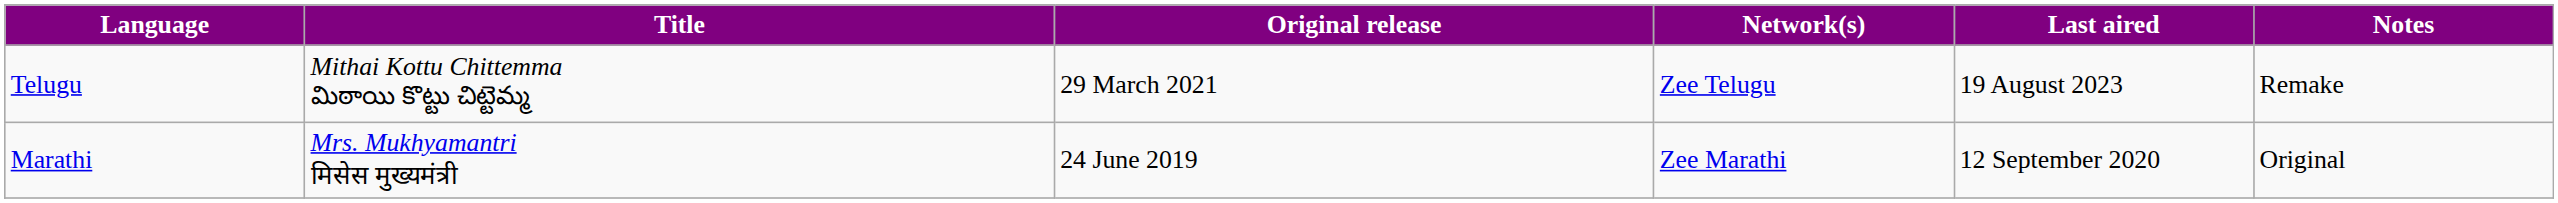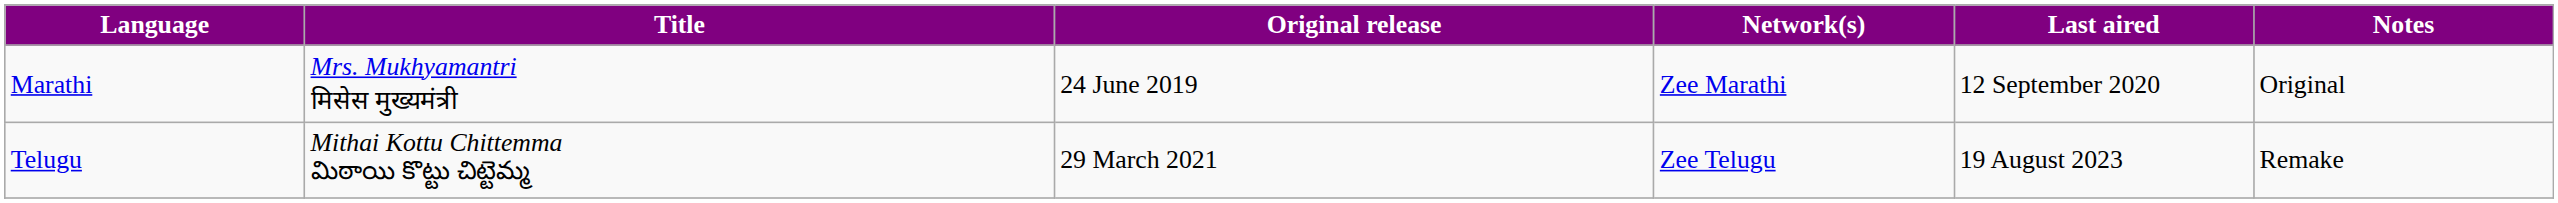rows swapped: (52, 159) <-> (46, 83)
